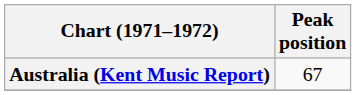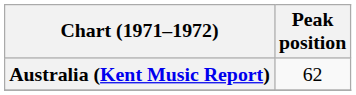(313, 74) 67 -> (313, 74) 62
